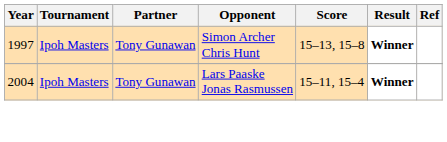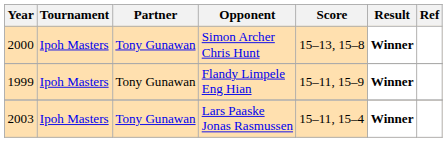(21, 45) 1997 -> (21, 45) 2000
+ row: (243, 82)
(21, 82) 2004 -> (21, 119) 2003
